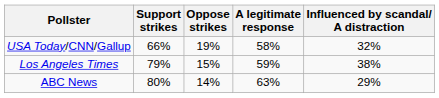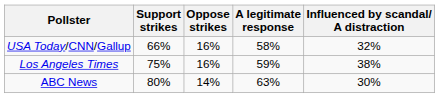(208, 46) 19% -> (208, 46) 16%
(159, 64) 79% -> (159, 64) 75%
(208, 64) 15% -> (208, 64) 16%
(369, 83) 29% -> (369, 83) 30%
